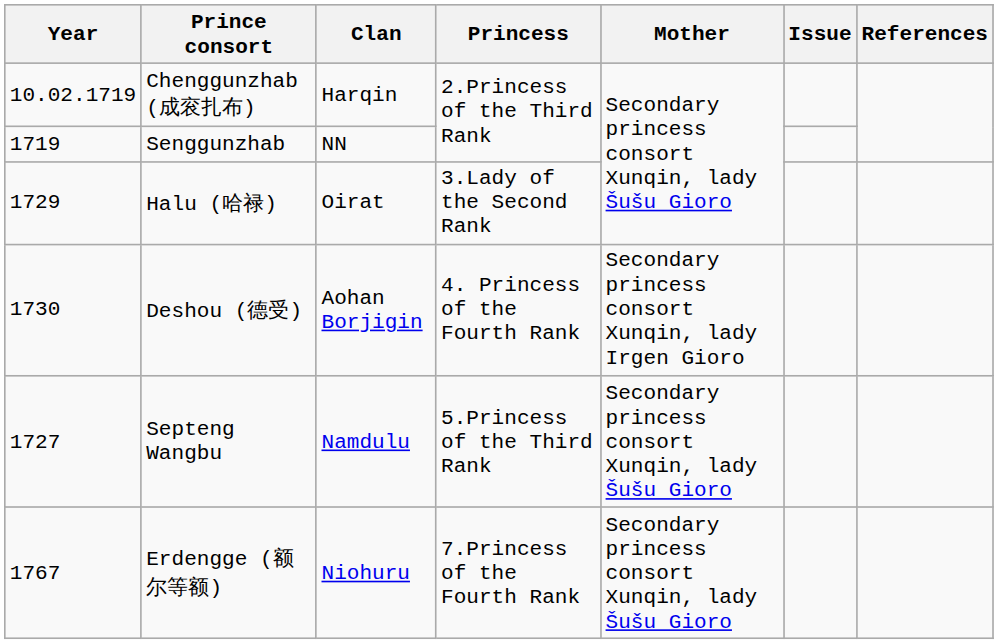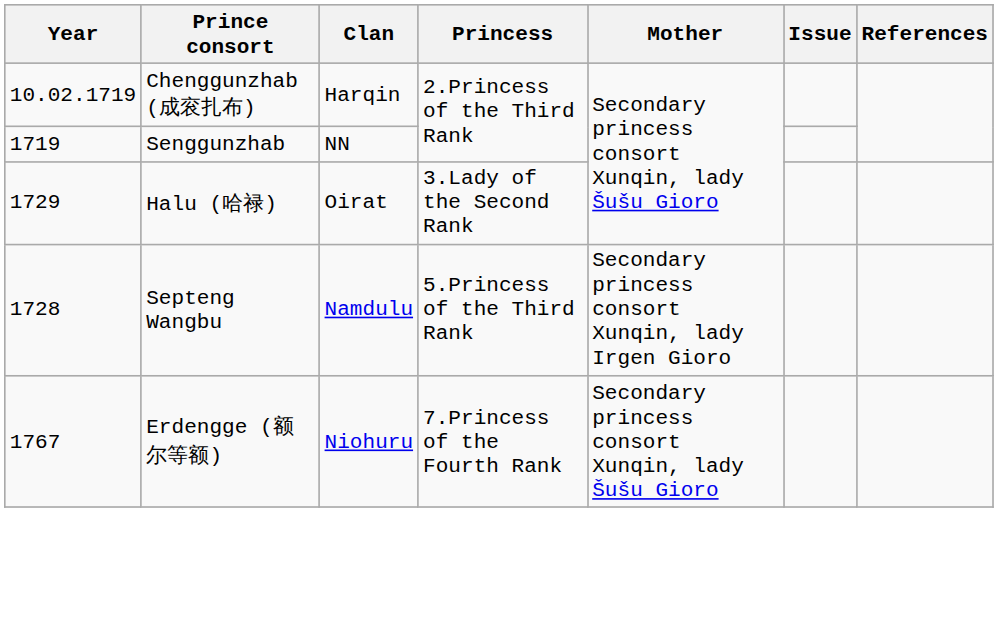- row: (224, 311)
(35, 441) 1727 -> (35, 310) 1728
(681, 441) Secondary princess consort Xunqin, lady Šušu Gioro -> (668, 310) Secondary princess consort Xunqin, lady Irgen Gioro
